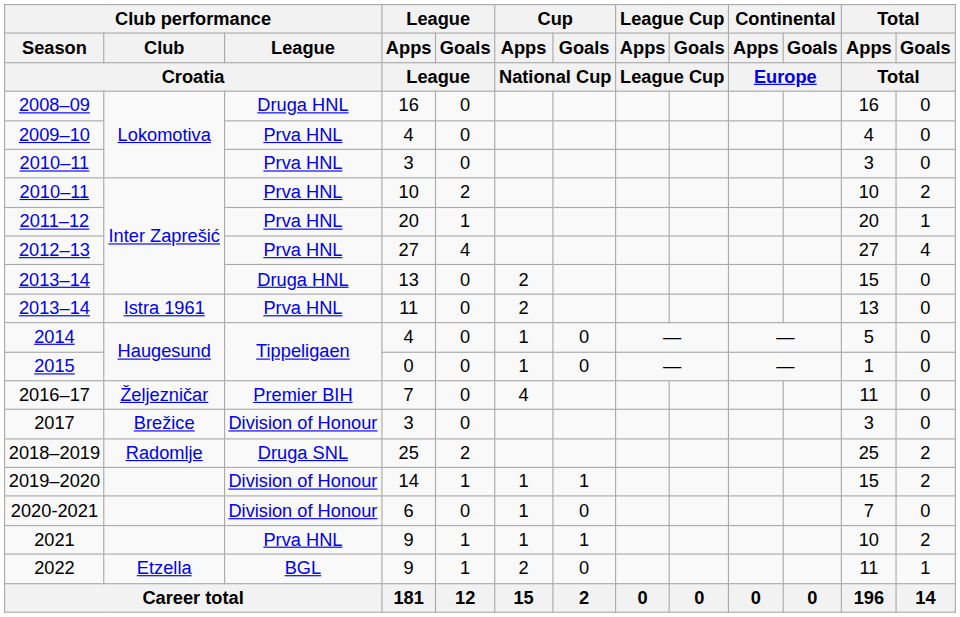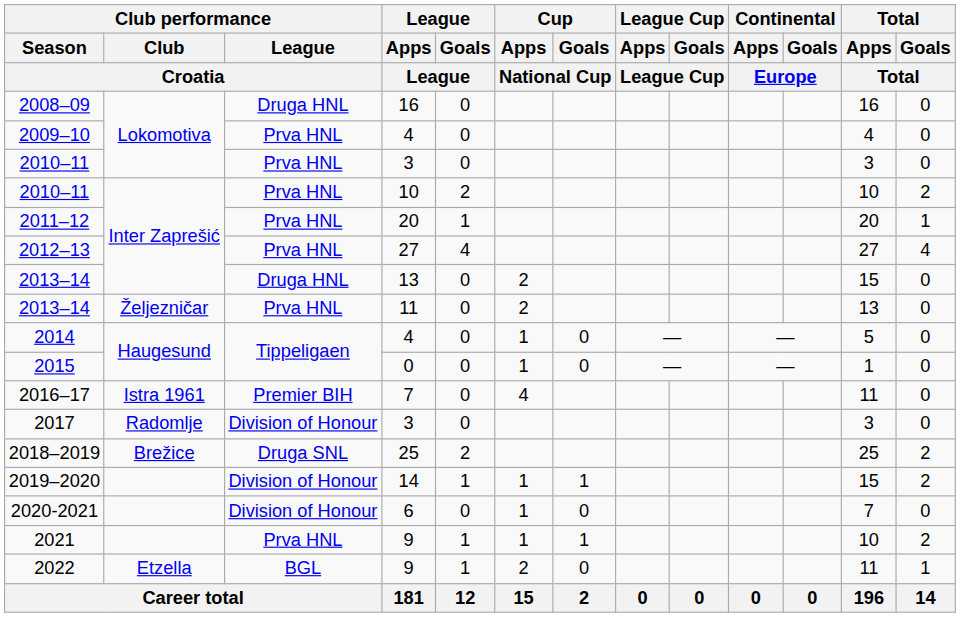(164, 308) Istra 1961 -> (164, 308) Željezničar
(164, 395) Željezničar -> (164, 395) Istra 1961
(164, 423) Brežice -> (164, 423) Radomlje
(164, 452) Radomlje -> (164, 452) Brežice
